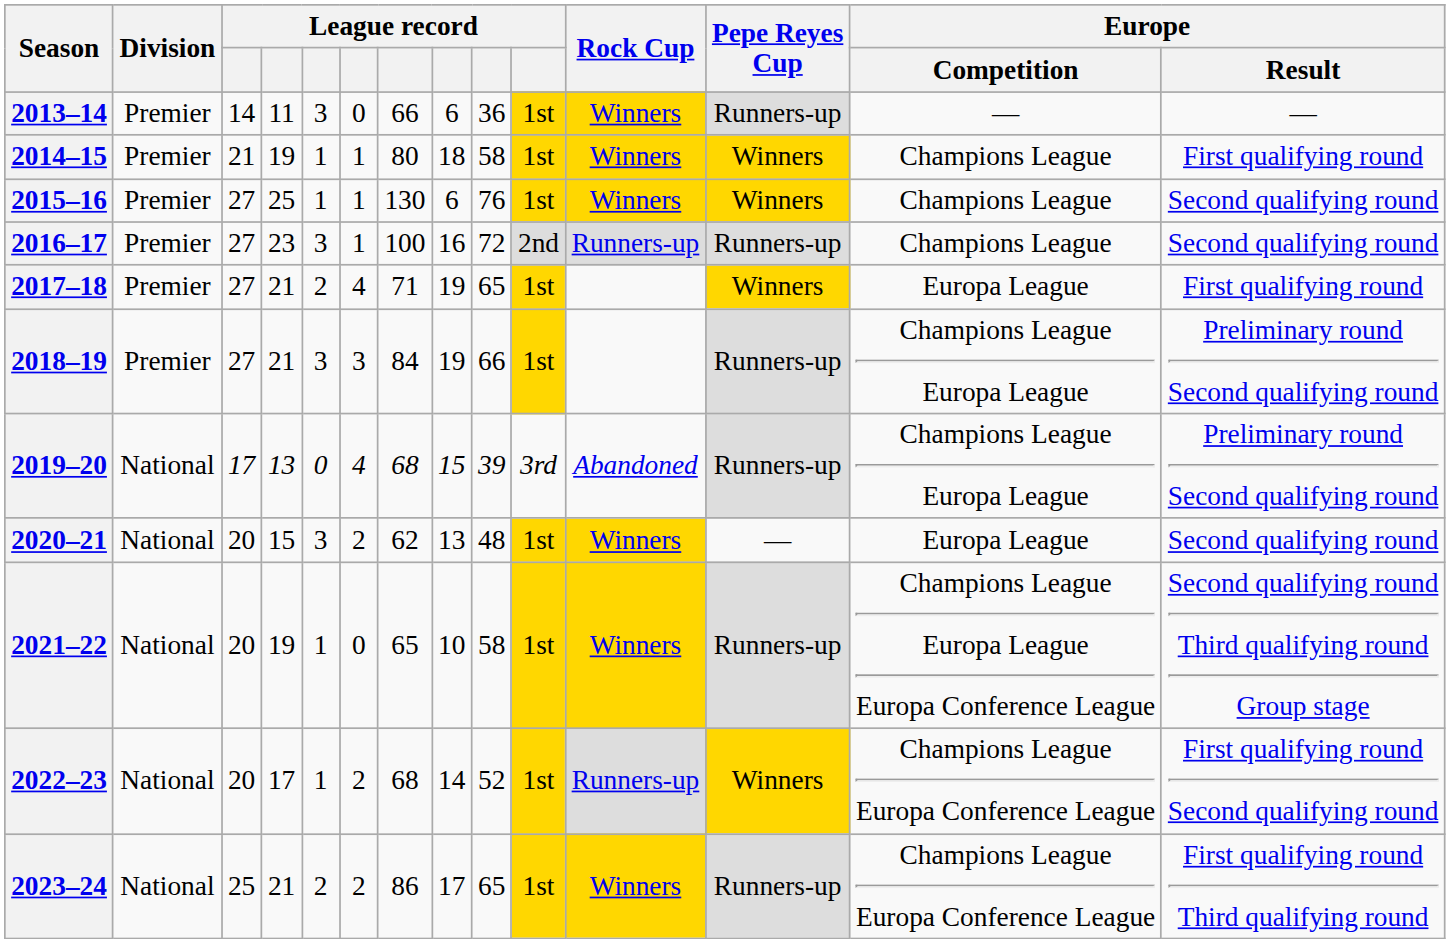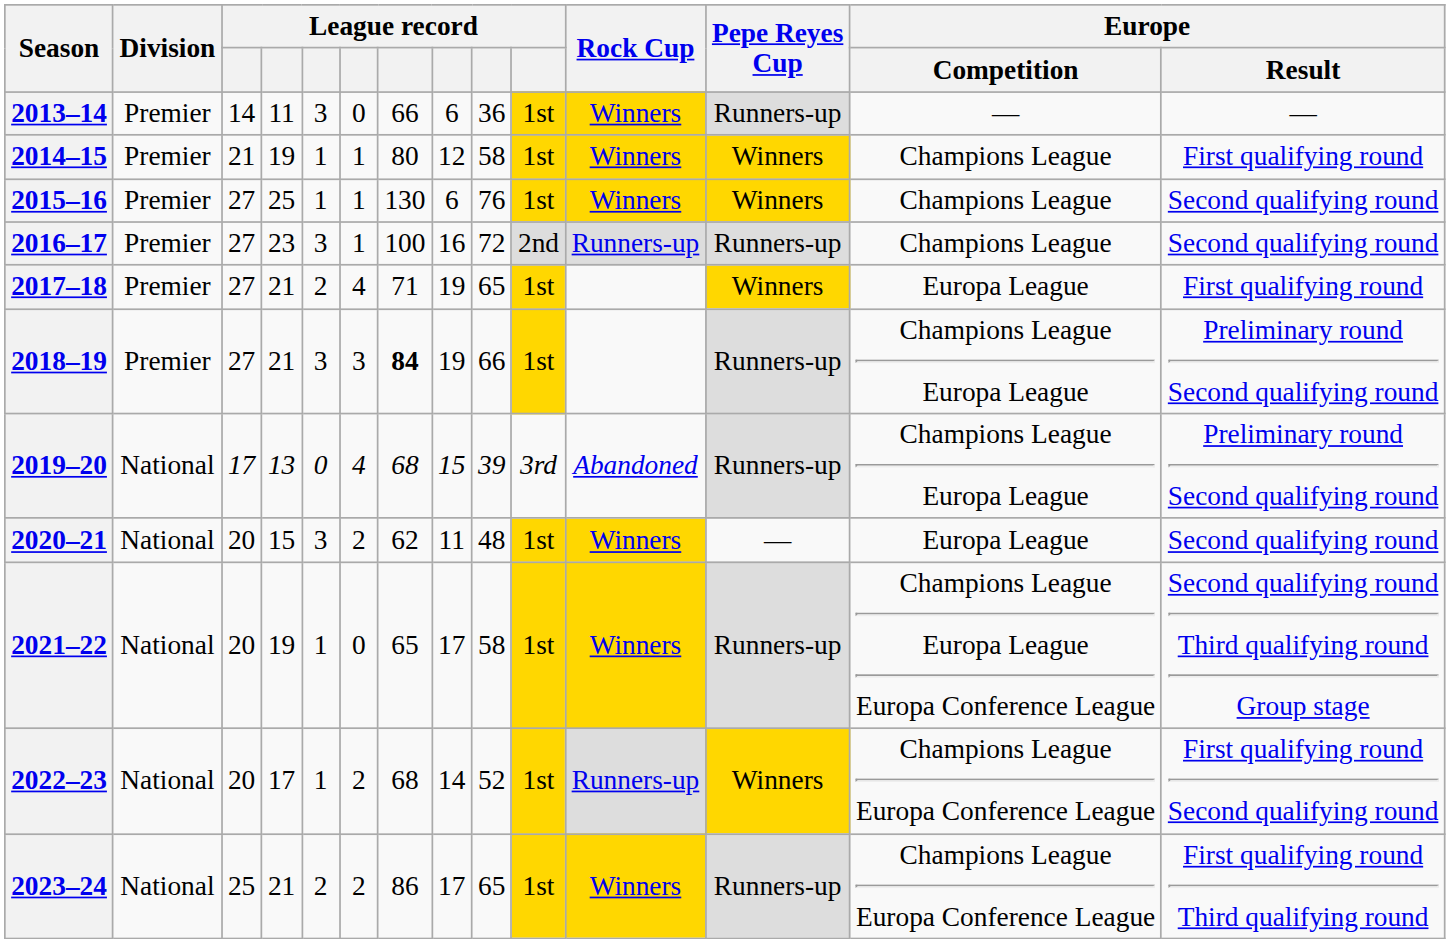(452, 156) 18 -> (452, 156) 12
(405, 360) normal -> (405, 360) bold
(452, 539) 13 -> (452, 539) 11
(452, 644) 10 -> (452, 644) 17
